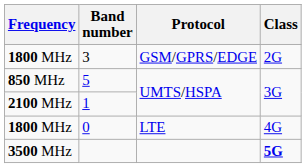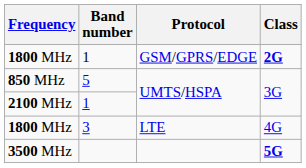(86, 56) 3 -> (86, 56) 1
(273, 56) normal -> (273, 56) bold
(86, 127) 0 -> (86, 127) 3
